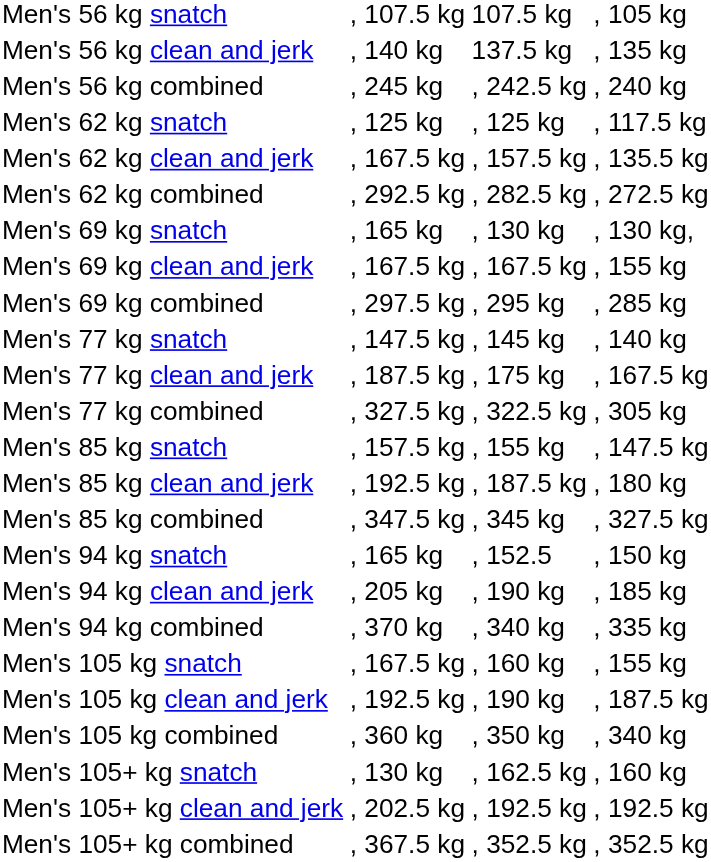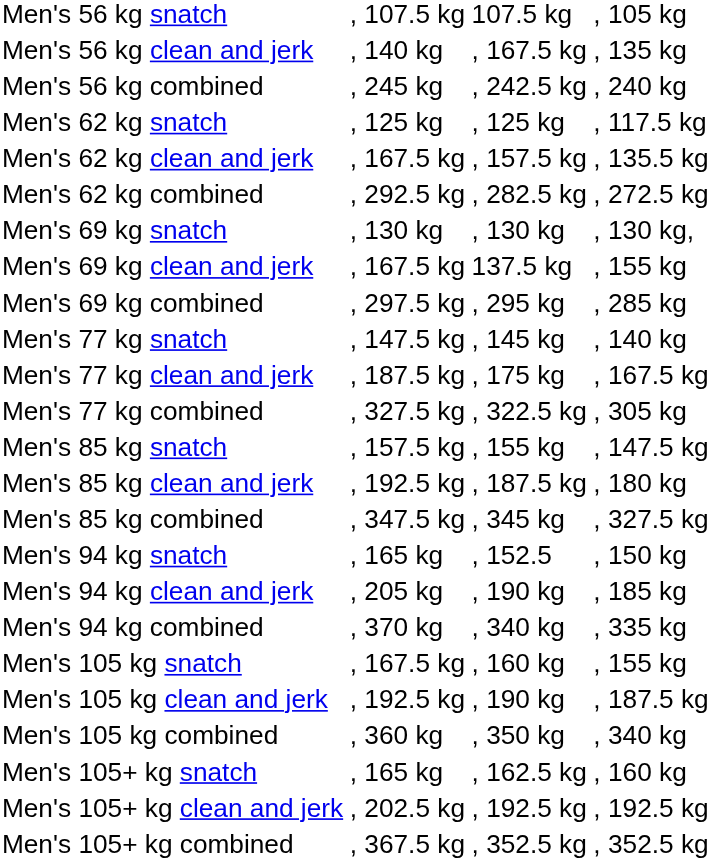(522, 50) 137.5 kg -> (529, 50) , 167.5 kg
(396, 230) , 165 kg -> (396, 230) , 130 kg
(529, 266) , 167.5 kg -> (522, 266) 137.5 kg
(396, 772) , 130 kg -> (396, 772) , 165 kg
